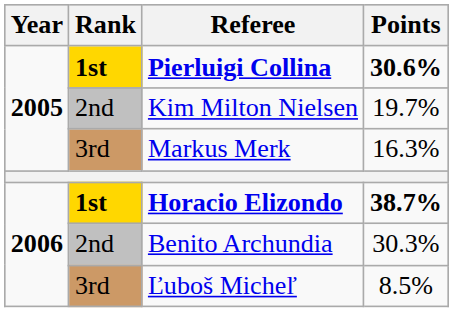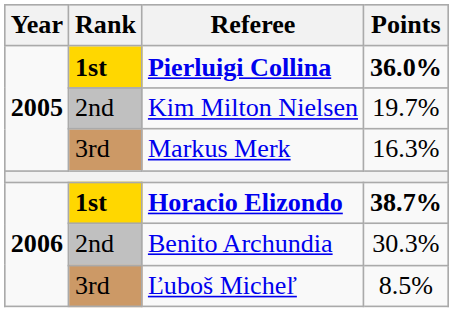(406, 66) 30.6% -> (406, 66) 36.0%
